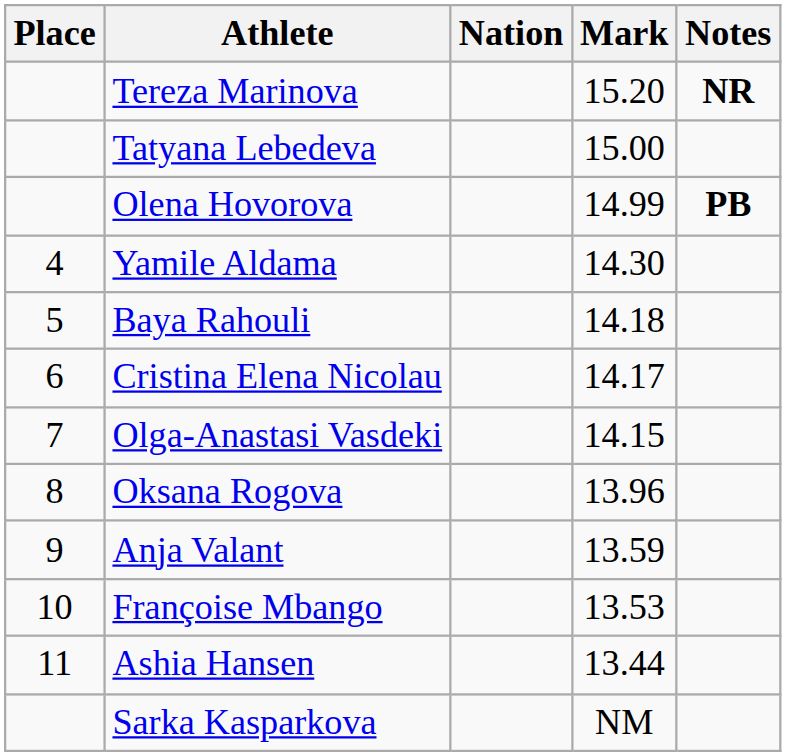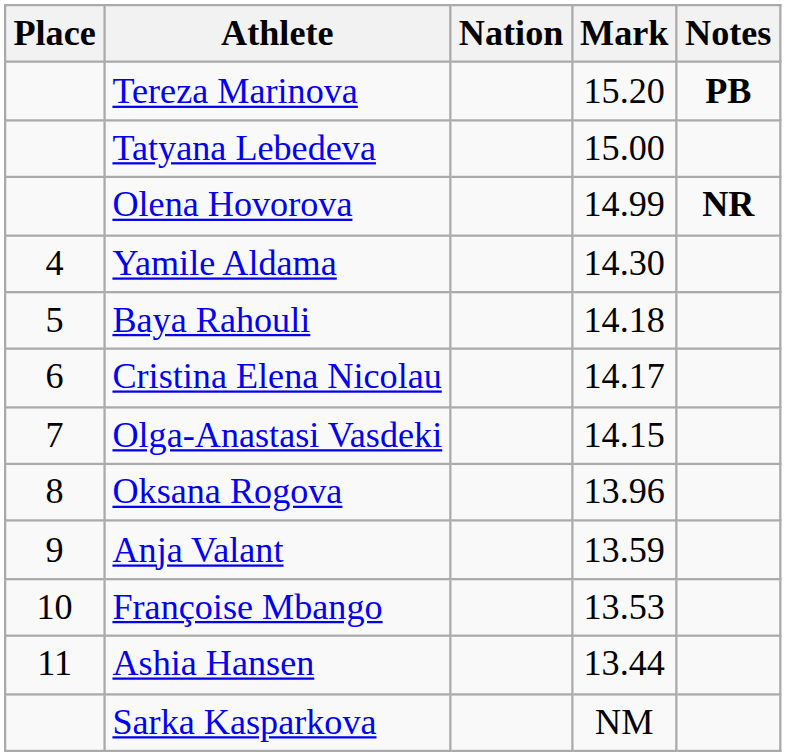(728, 90) NR -> (728, 90) PB
(728, 205) PB -> (728, 205) NR
